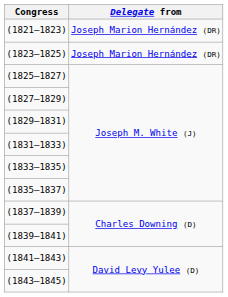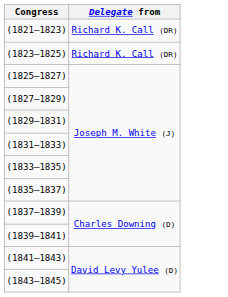(146, 31) Joseph Marion Hernández (DR) -> (125, 31) Richard K. Call (DR)
(146, 53) Joseph Marion Hernández (DR) -> (125, 53) Richard K. Call (DR)
